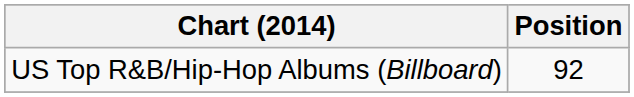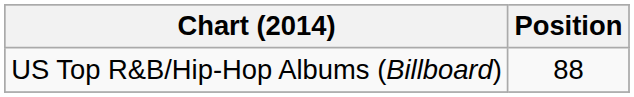(568, 69) 92 -> (568, 69) 88
